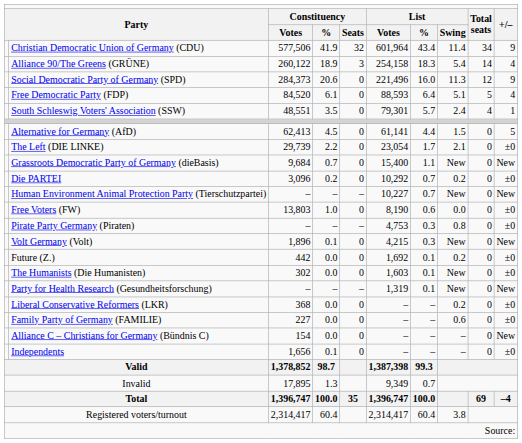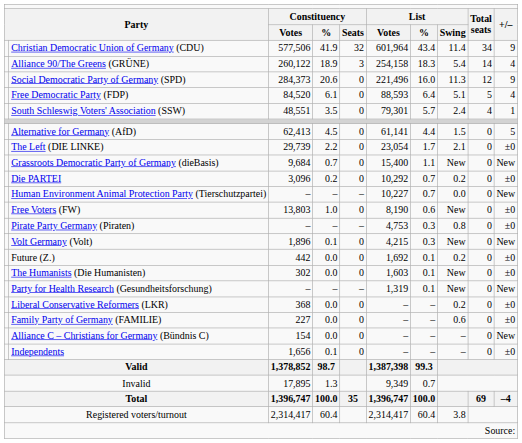(456, 194) New -> (459, 194) 0.0
(459, 210) 0.0 -> (456, 210) New
